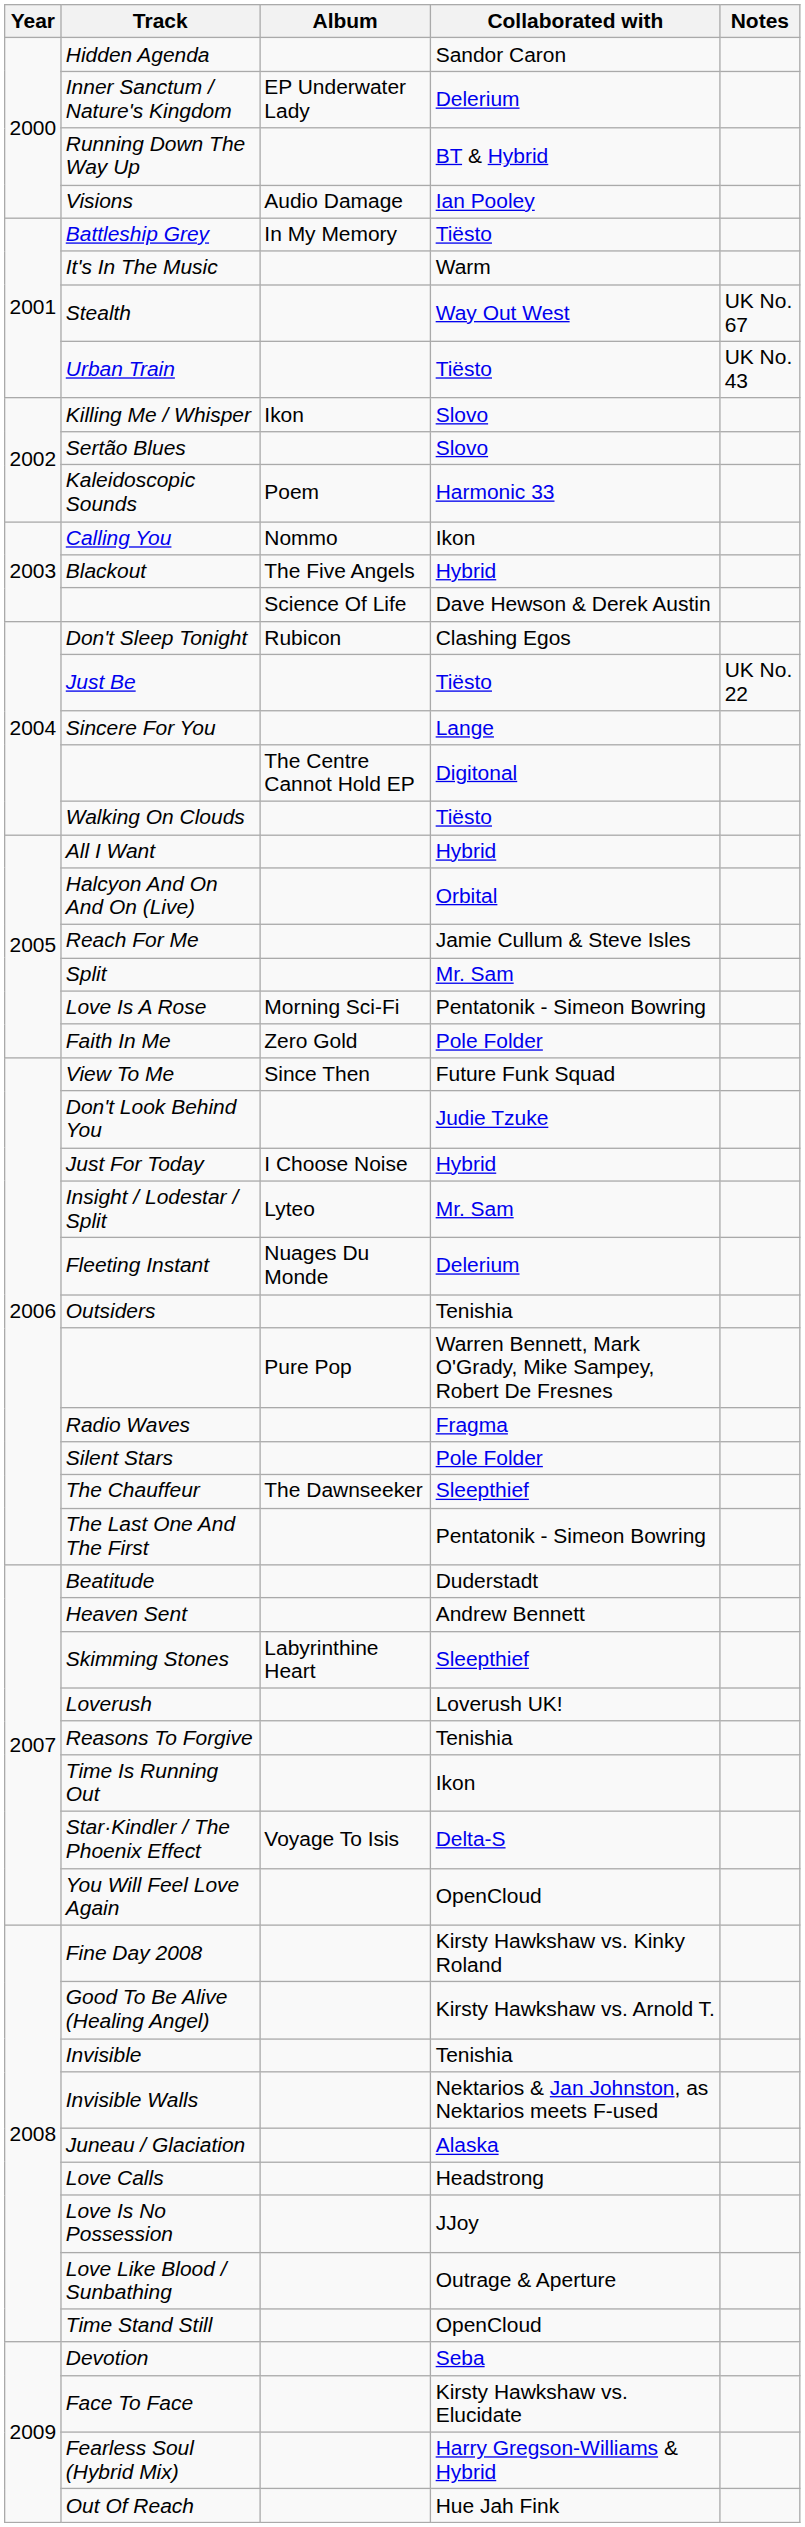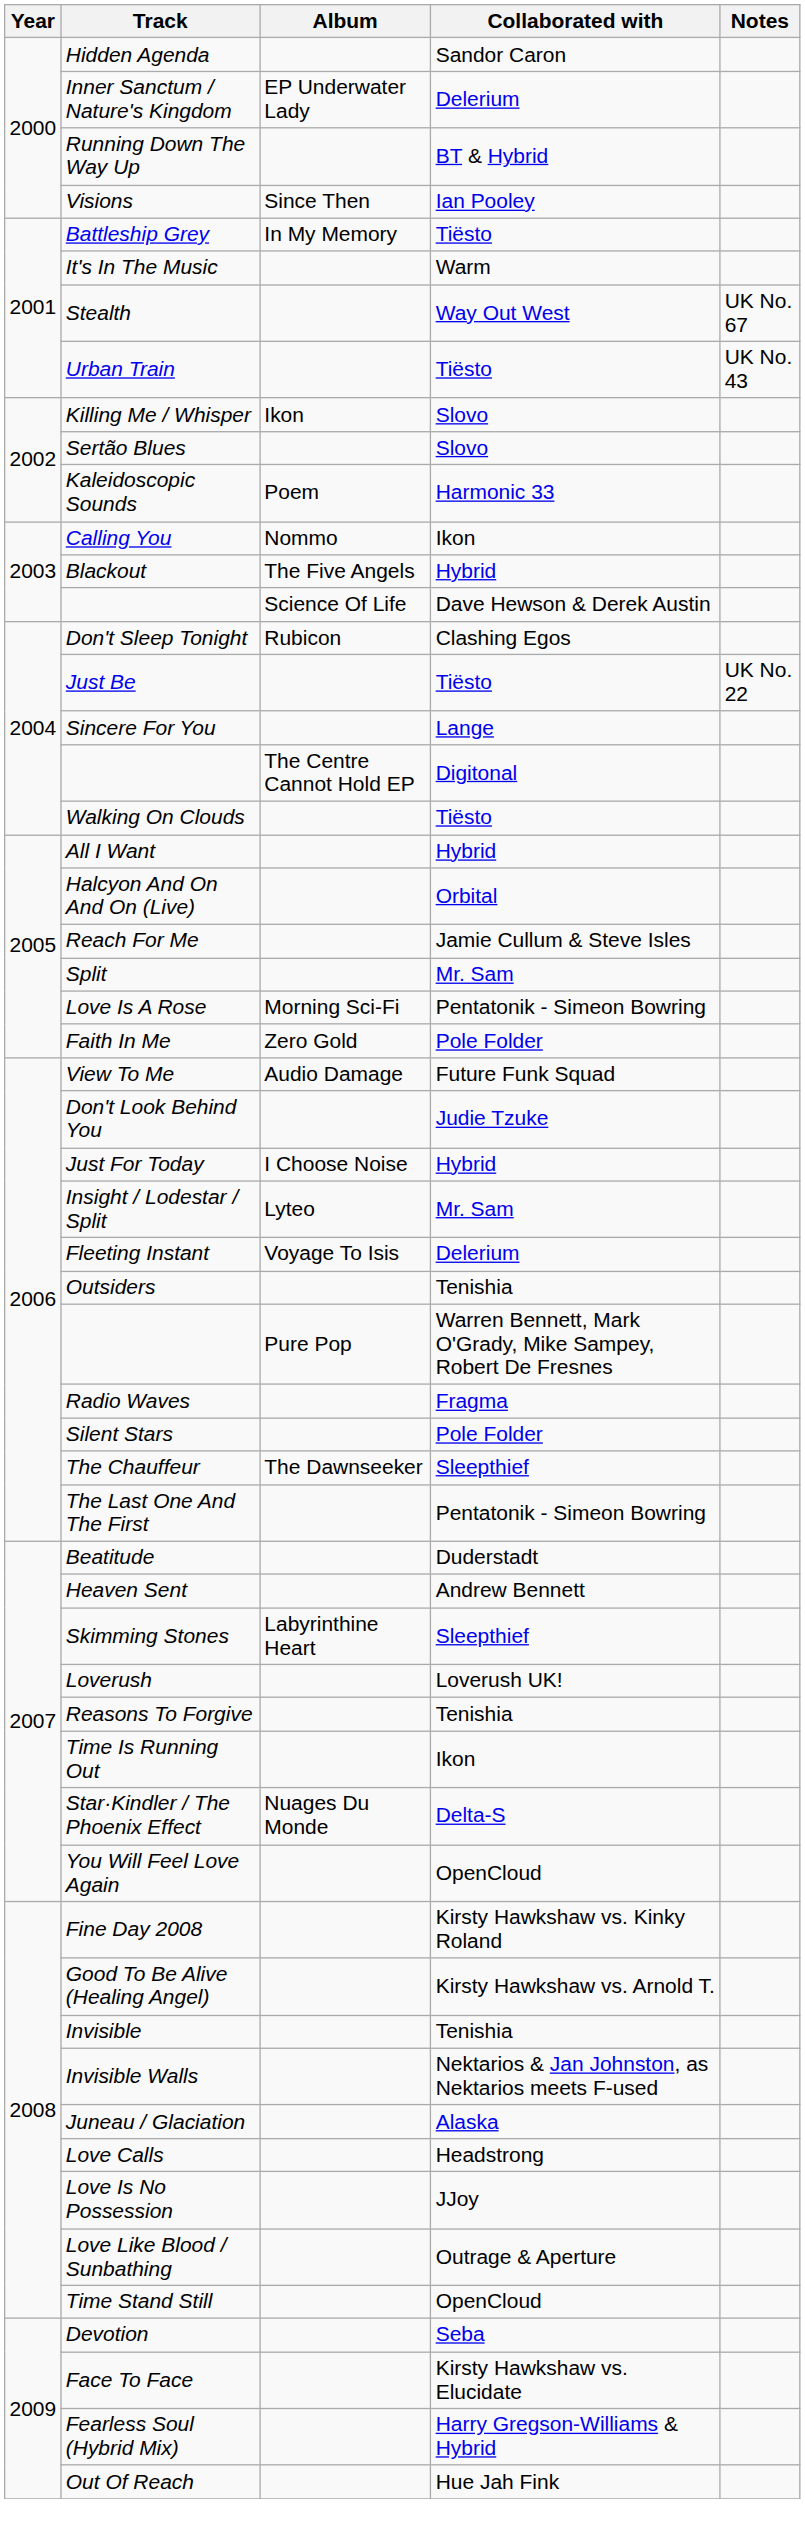(334, 201) Audio Damage -> (317, 201) Since Then
(317, 1074) Since Then -> (334, 1074) Audio Damage
(317, 1265) Nuages Du Monde -> (332, 1254) Voyage To Isis
(332, 1839) Voyage To Isis -> (317, 1815) Nuages Du Monde
